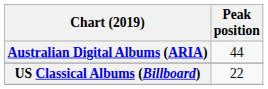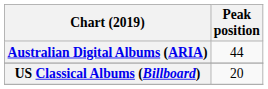(237, 73) 22 -> (237, 73) 20
